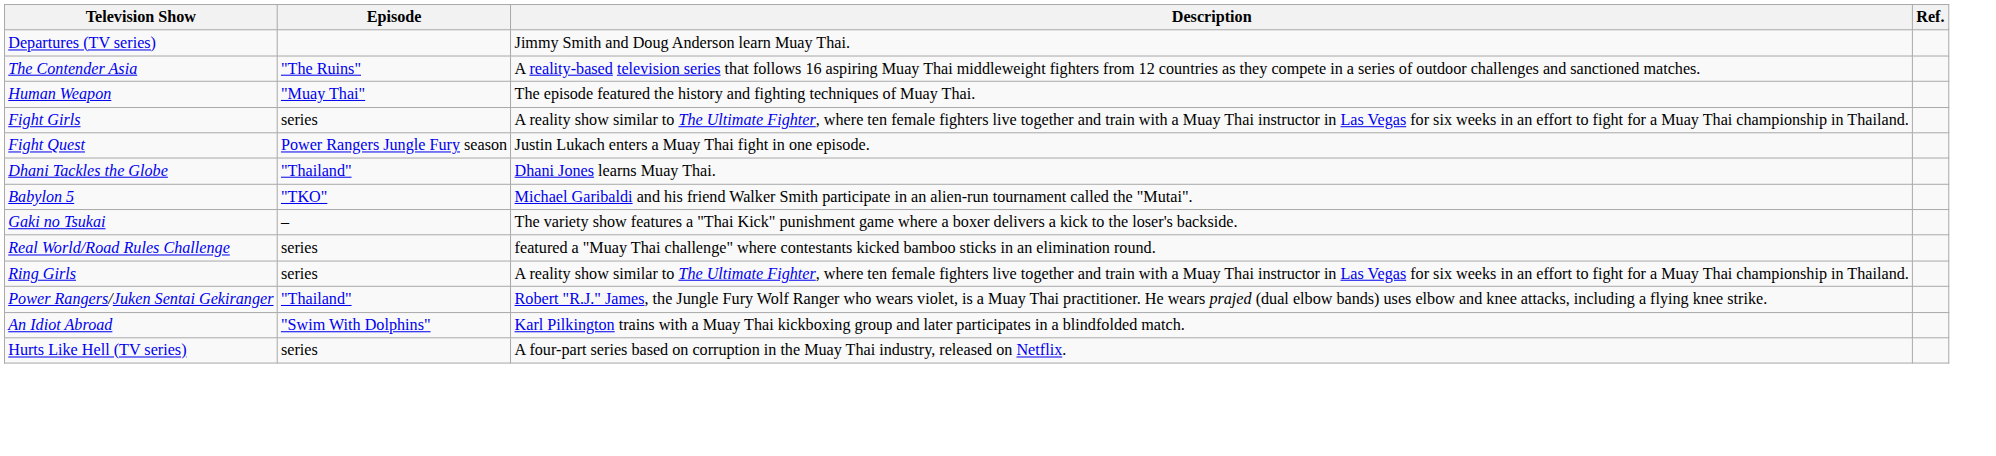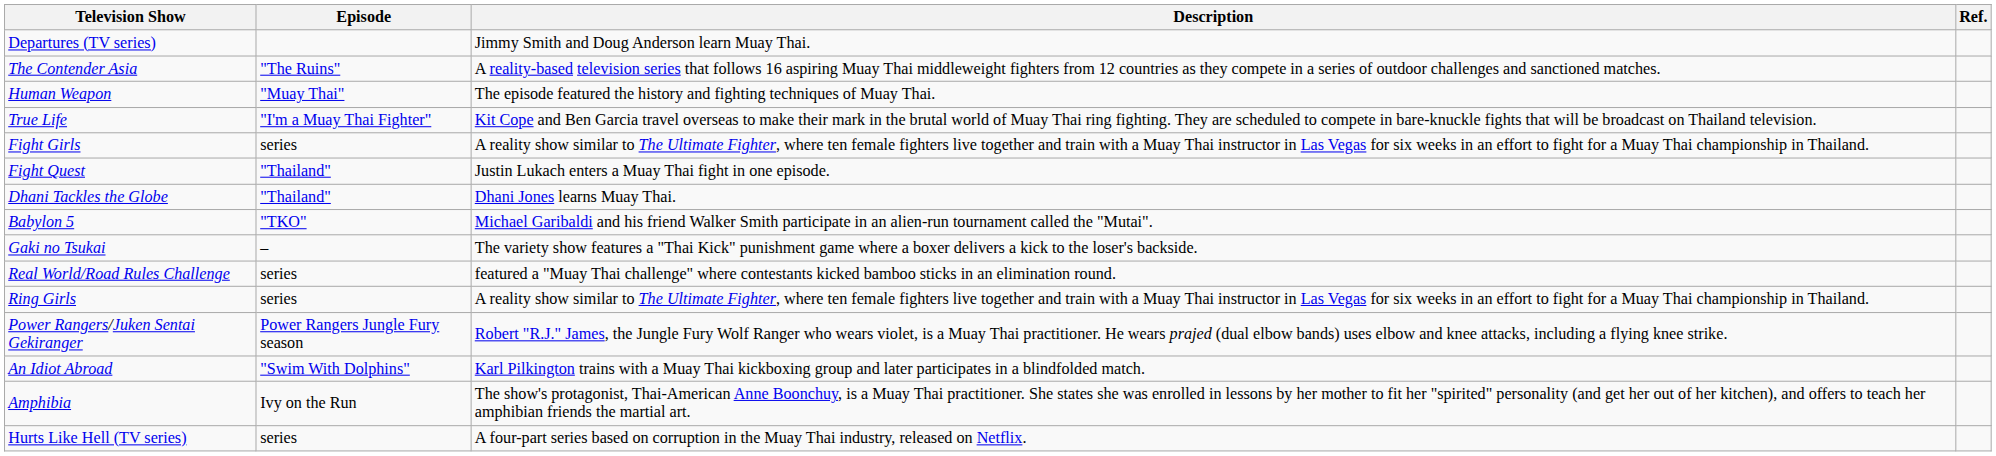+ row: (38, 119)
(394, 145) Power Rangers Jungle Fury season -> (296, 171) "Thailand"
(316, 299) "Thailand" -> (350, 333) Power Rangers Jungle Fury season
+ row: (40, 403)
